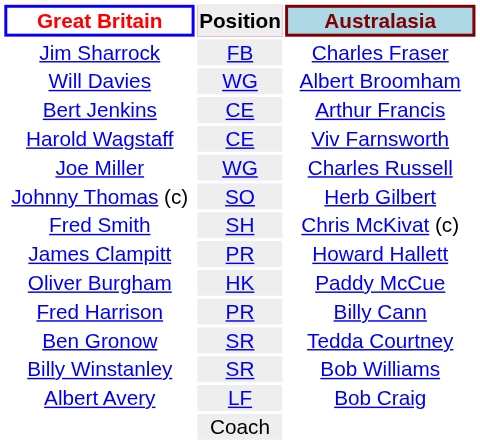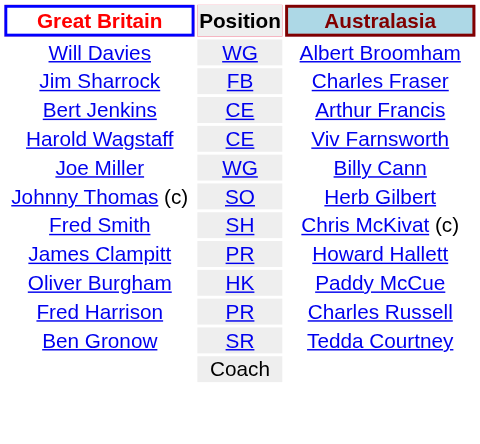rows swapped: (100, 52) <-> (100, 81)
(380, 168) Charles Russell -> (380, 168) Billy Cann
(380, 312) Billy Cann -> (380, 312) Charles Russell
- row: (100, 369)
- row: (100, 398)
